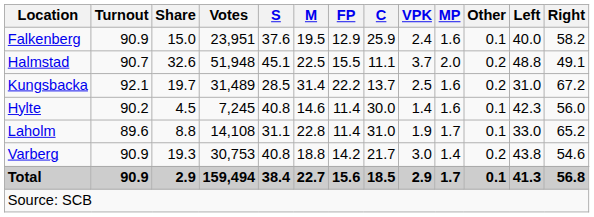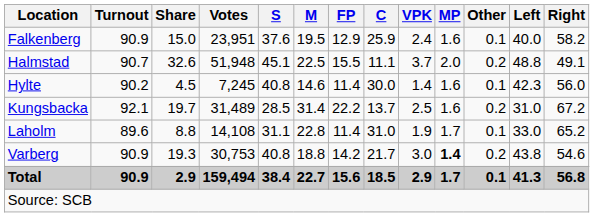rows swapped: (24, 108) <-> (48, 85)
(450, 154) normal -> (450, 154) bold
